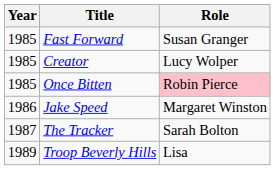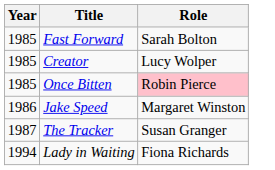(205, 38) Susan Granger -> (179, 38) Sarah Bolton
(201, 130) Sarah Bolton -> (184, 130) Susan Granger
- row: (100, 152)
+ row: (89, 152)
